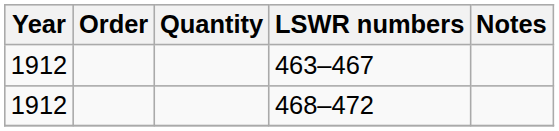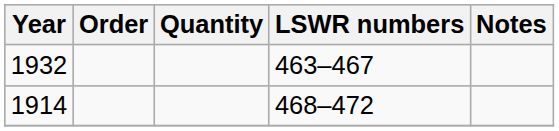(39, 65) 1912 -> (39, 65) 1932
(39, 105) 1912 -> (39, 105) 1914
